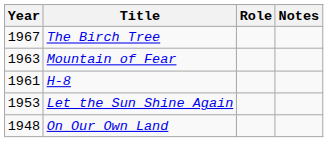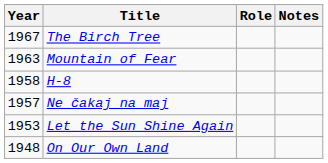(24, 82) 1961 -> (24, 82) 1958
+ row: (107, 104)
